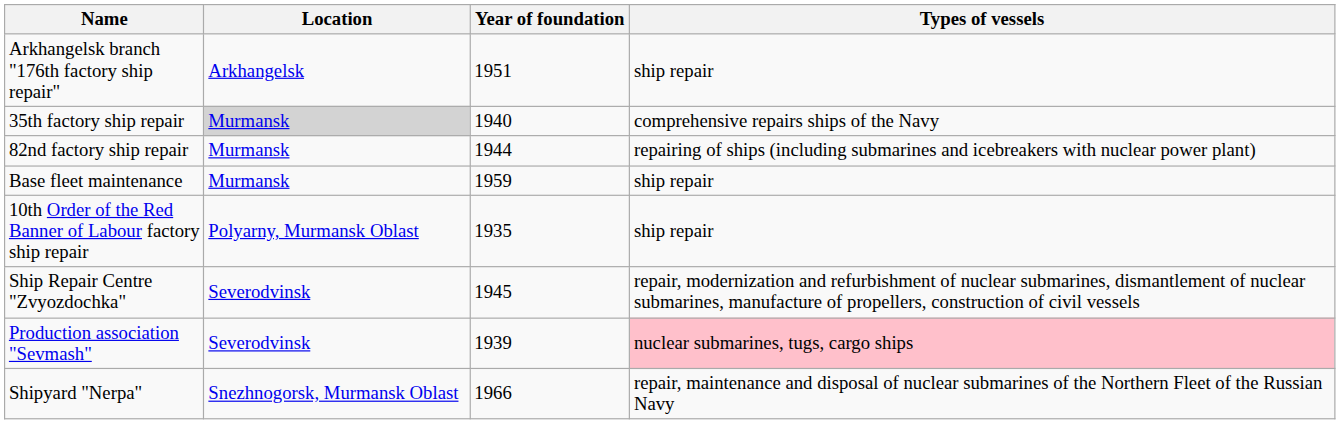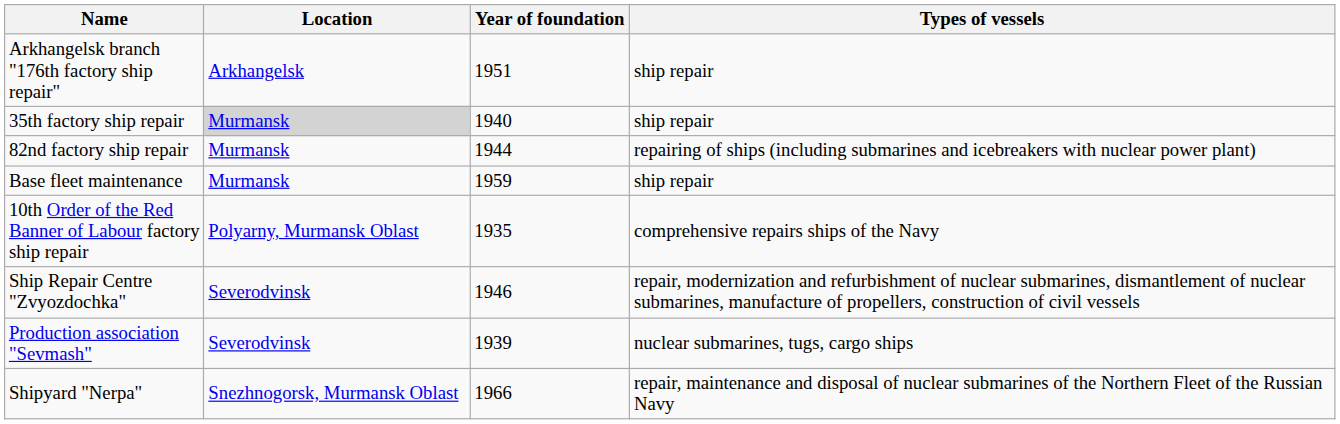(786, 120) comprehensive repairs ships of the Navy -> (674, 120) ship repair
(674, 230) ship repair -> (786, 230) comprehensive repairs ships of the Navy
(493, 292) 1945 -> (493, 292) 1946
(774, 342) pink background -> (774, 342) no background
